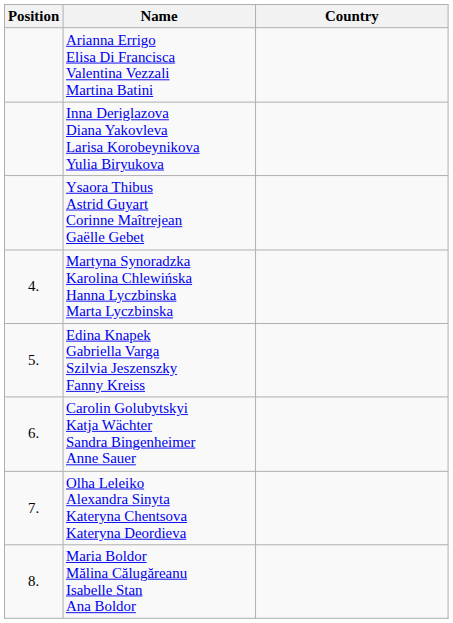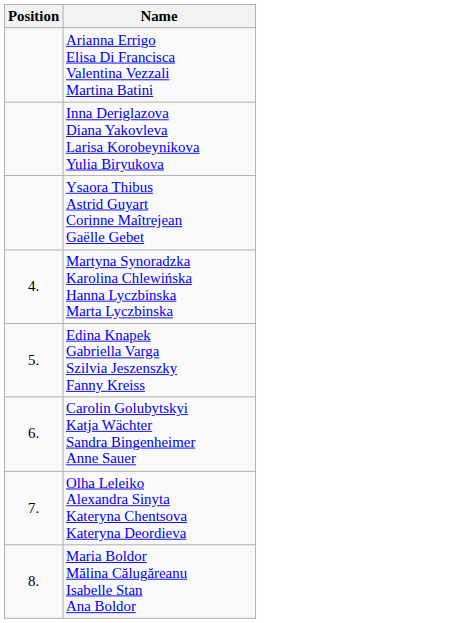- column: (352, 16)
